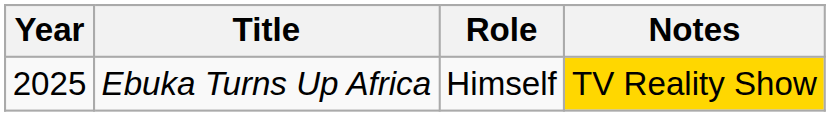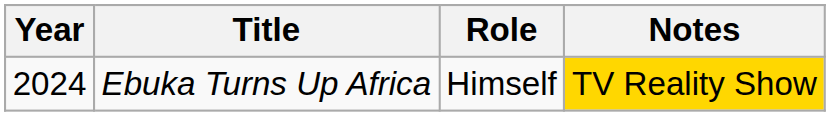(50, 83) 2025 -> (50, 83) 2024
